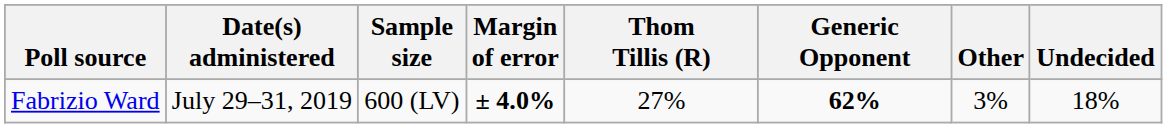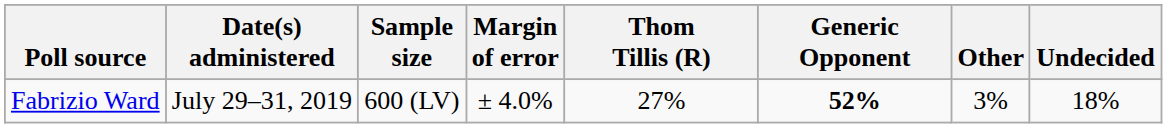(515, 100) bold -> (515, 100) normal
(855, 100) 62% -> (855, 100) 52%
